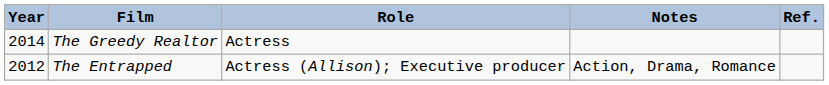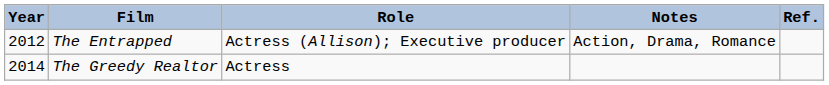rows swapped: (135, 42) <-> (112, 67)
